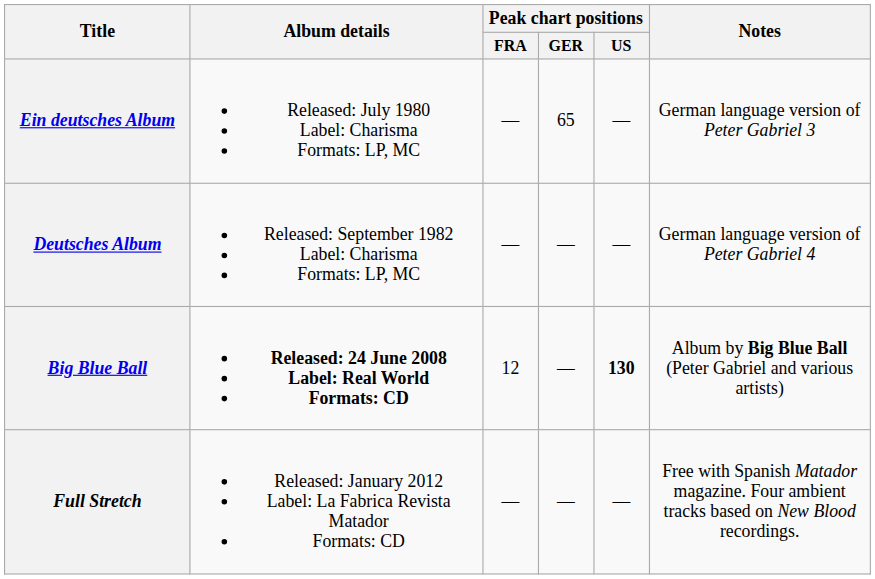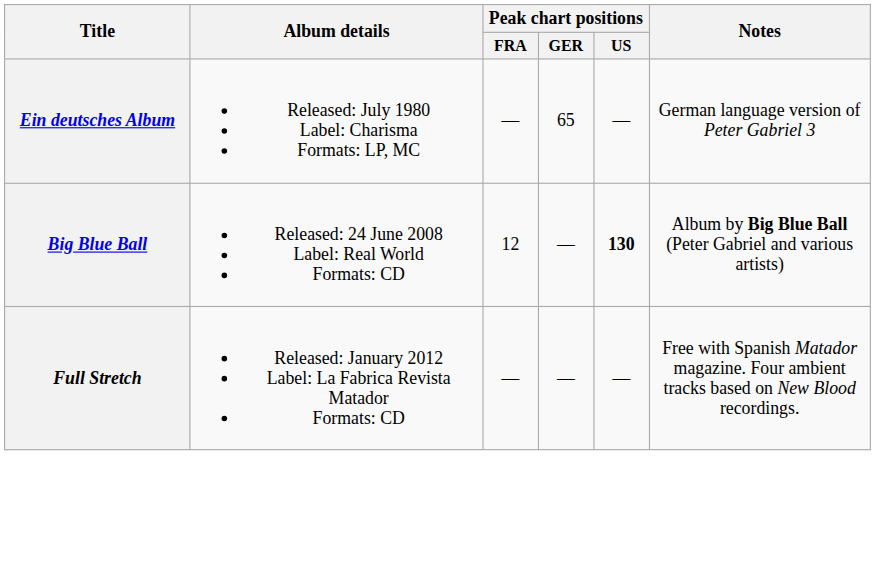- row: (97, 244)
(337, 378) bold -> (337, 255) normal
